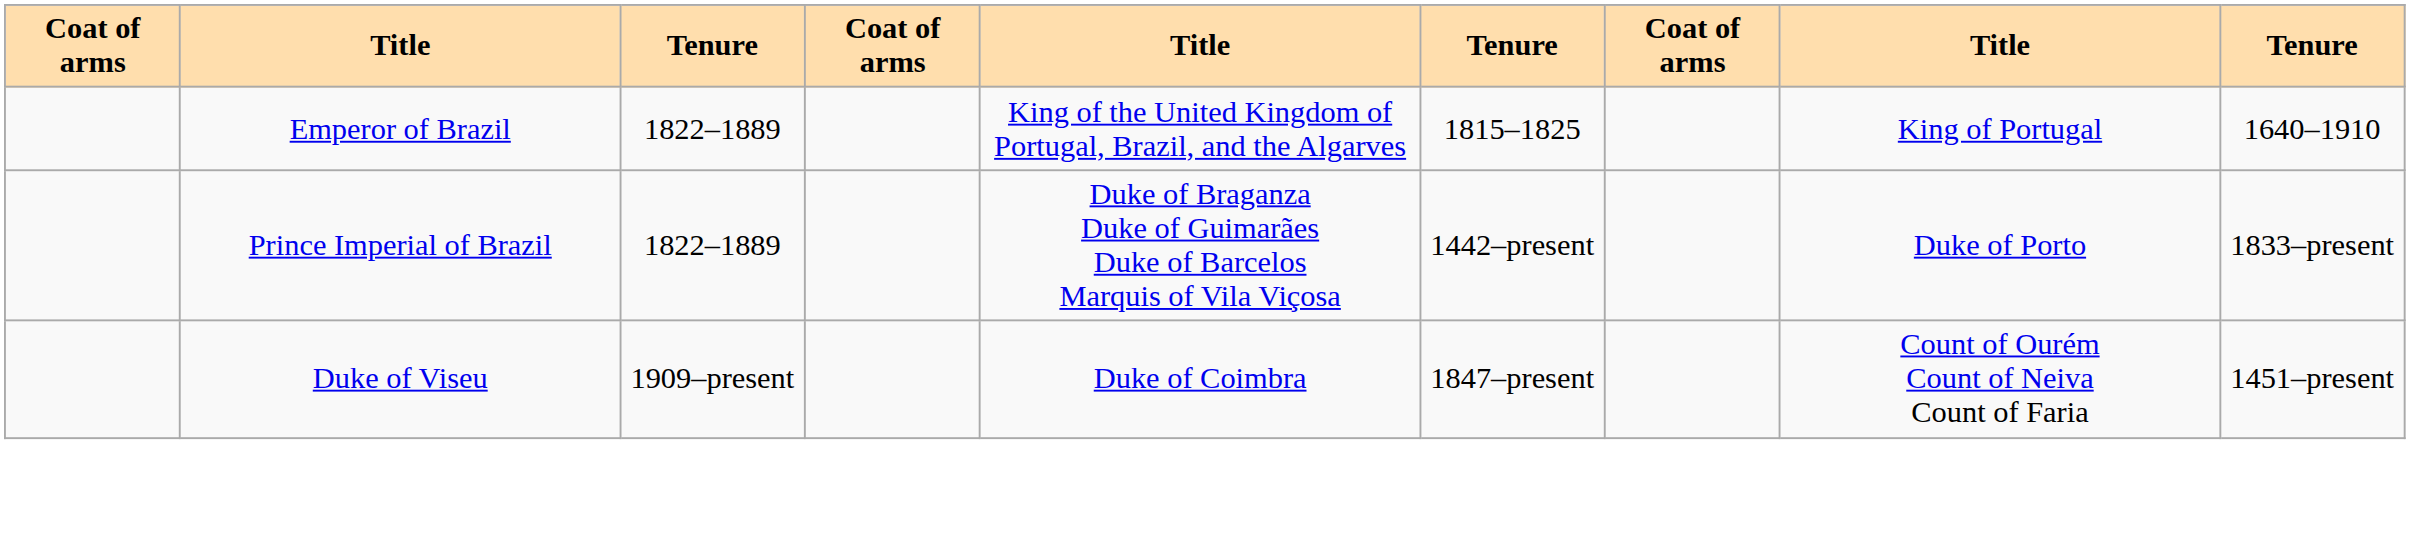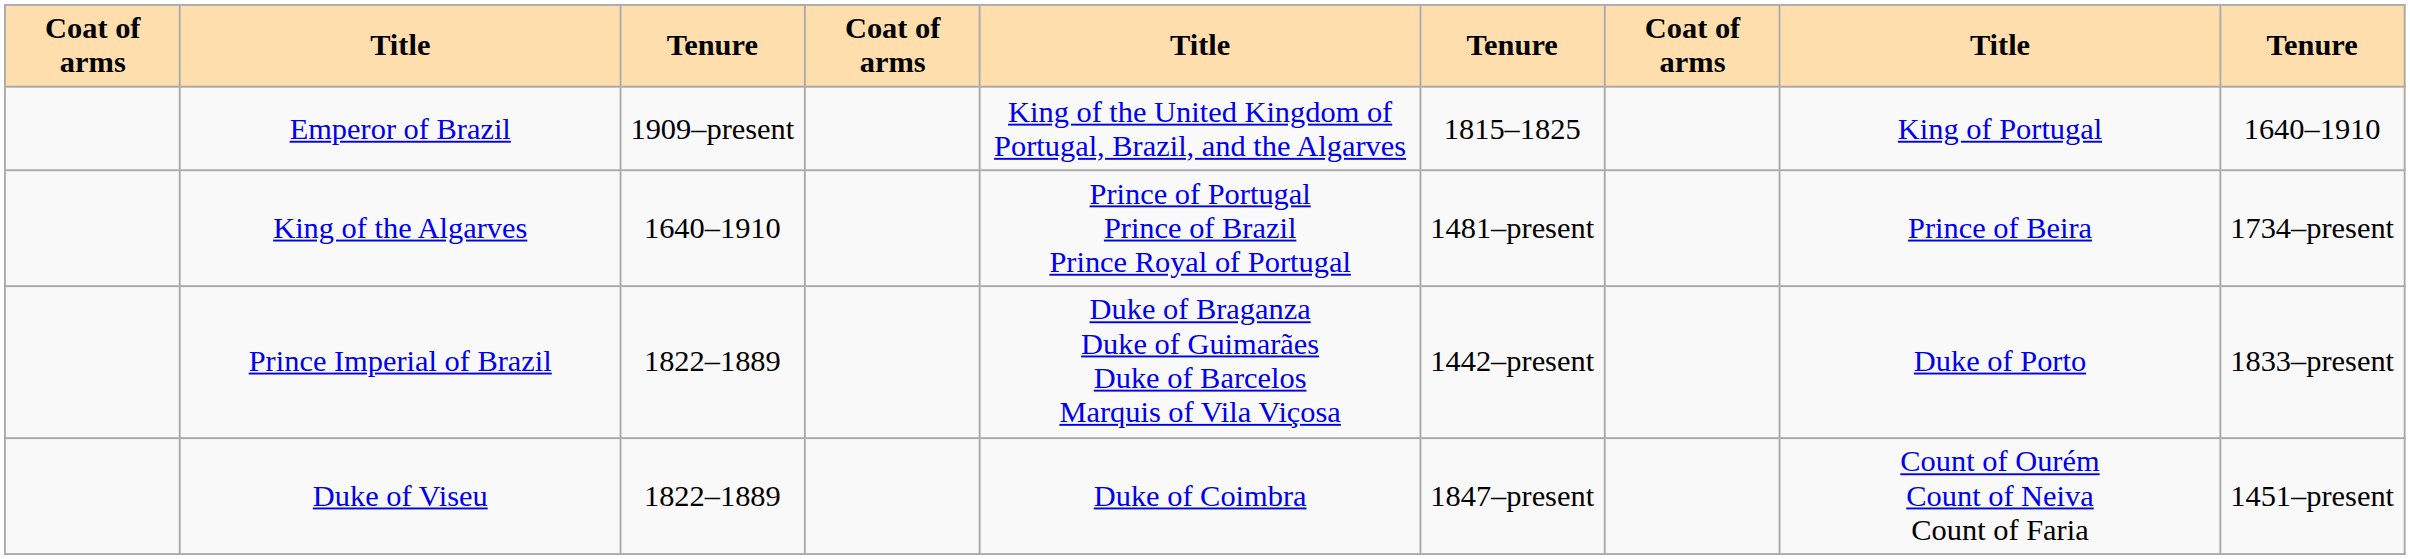(712, 128) 1822–1889 -> (712, 128) 1909–present
+ row: (400, 227)
(712, 378) 1909–present -> (712, 495) 1822–1889
